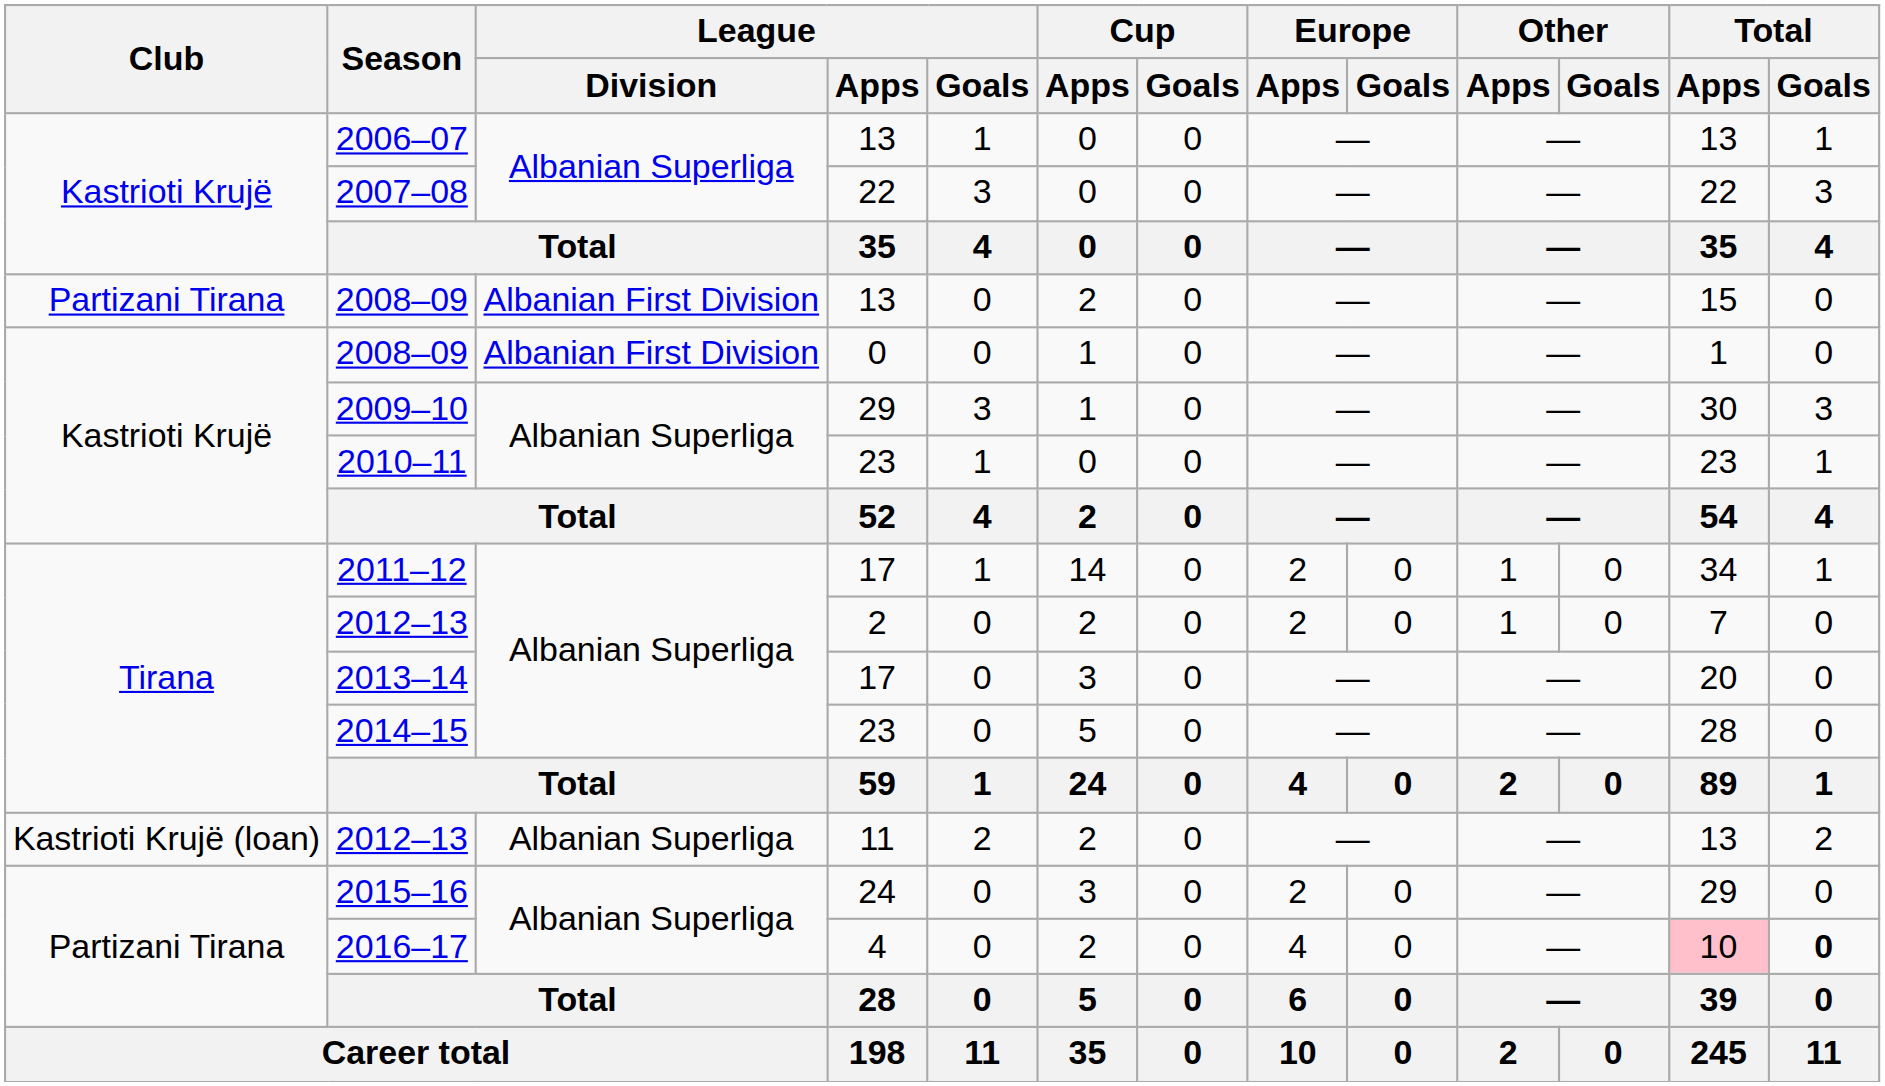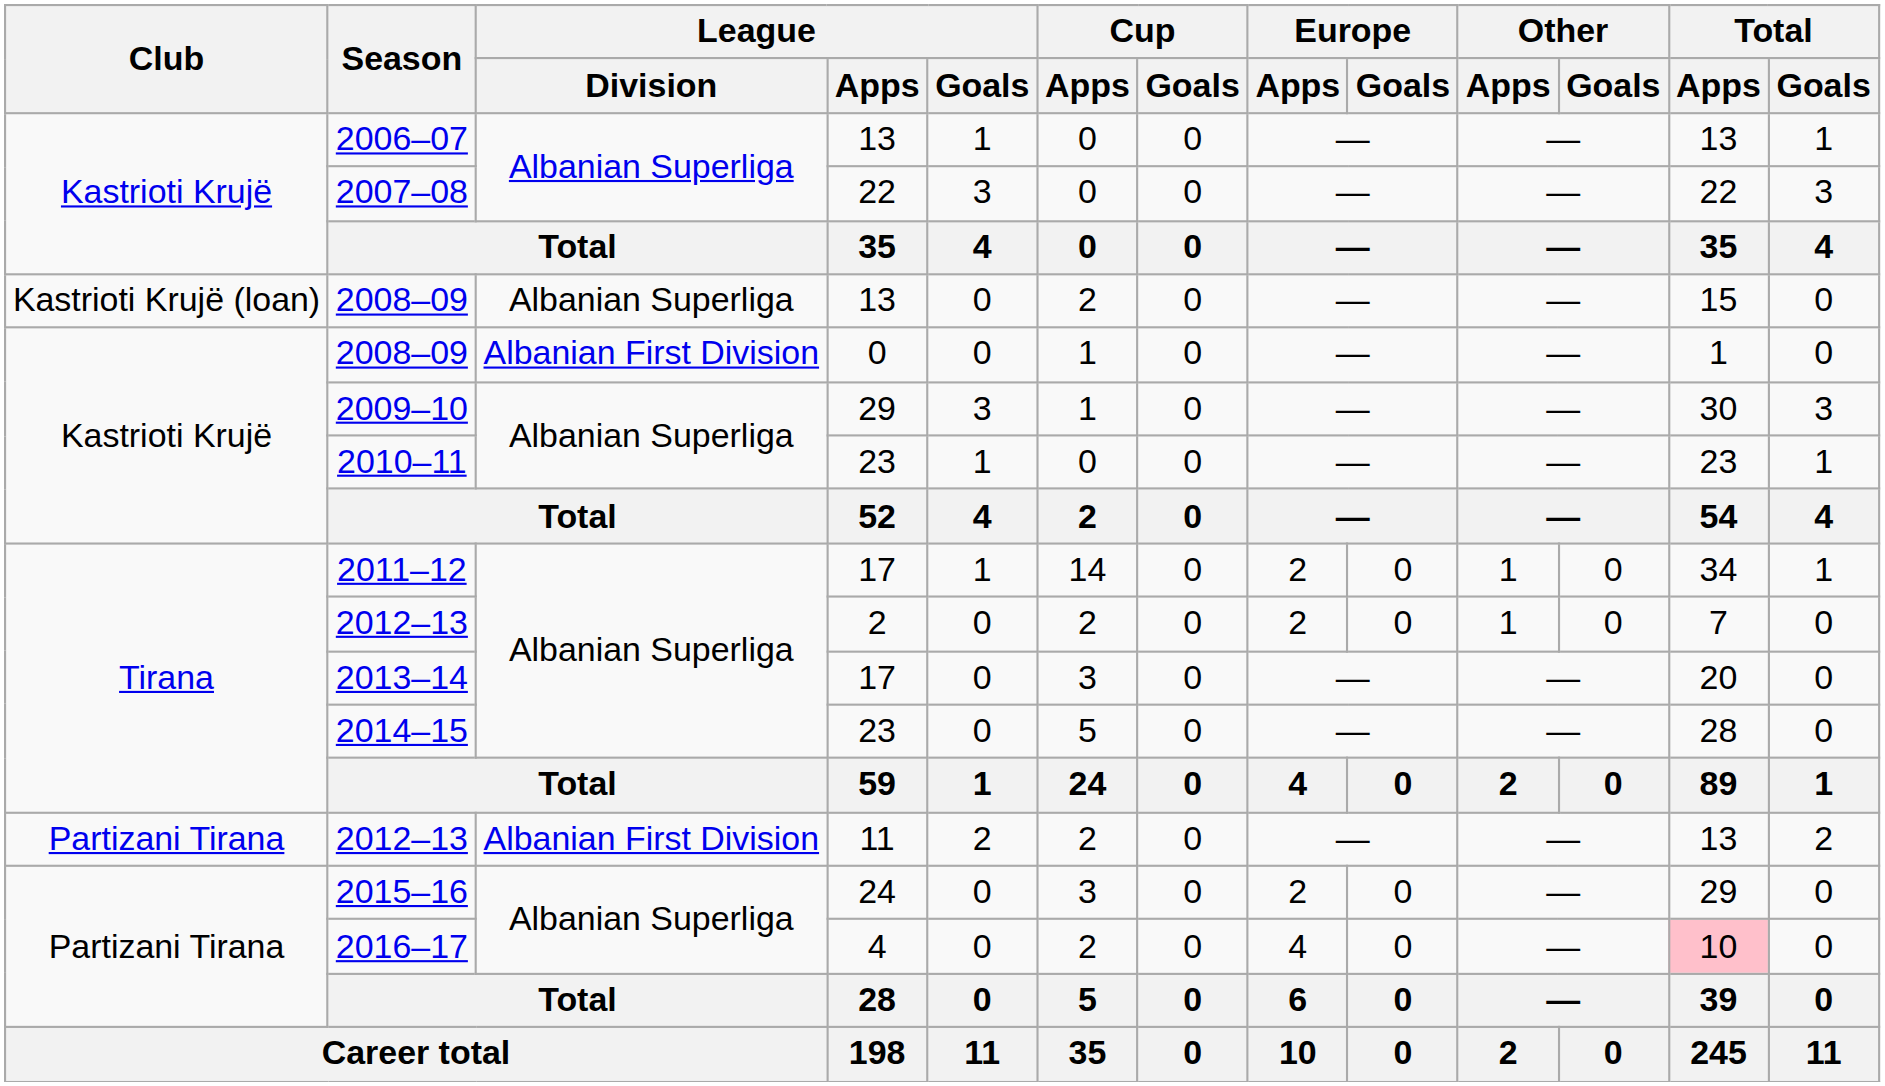(167, 300) Partizani Tirana -> (167, 300) Kastrioti Krujë (loan)
(651, 300) Albanian First Division -> (651, 300) Albanian Superliga
(167, 838) Kastrioti Krujë (loan) -> (167, 838) Partizani Tirana
(651, 838) Albanian Superliga -> (651, 838) Albanian First Division
(1824, 945) bold -> (1824, 945) normal
